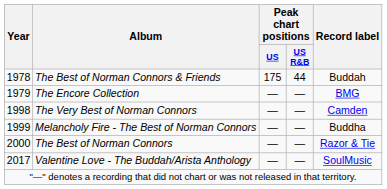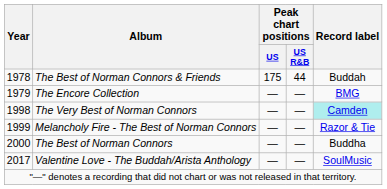(347, 110) no background -> (347, 110) paleturquoise background
(347, 127) Buddha -> (347, 127) Razor & Tie
(347, 144) Razor & Tie -> (347, 144) Buddha
